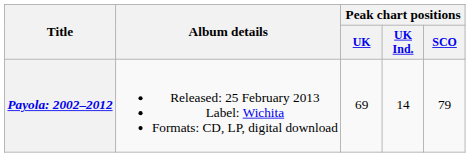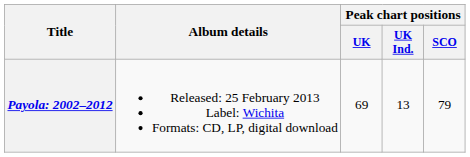(403, 105) 14 -> (403, 105) 13
